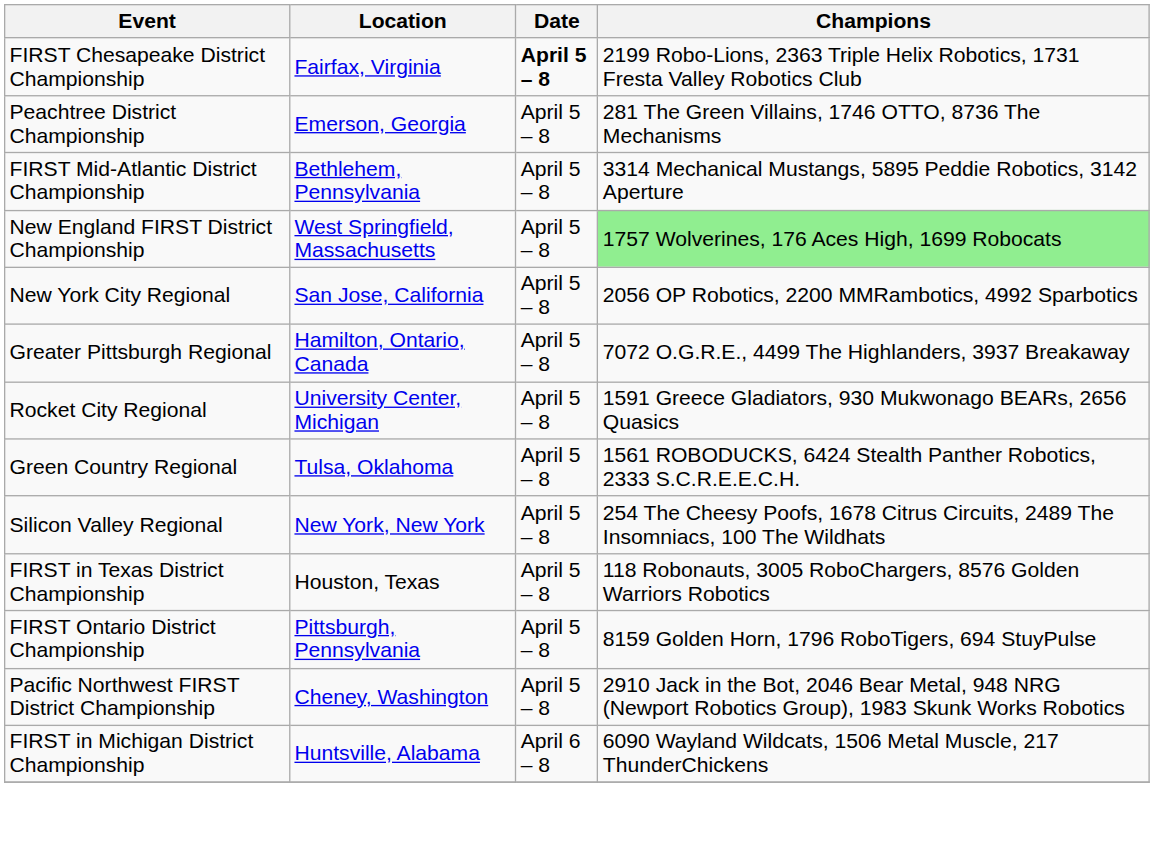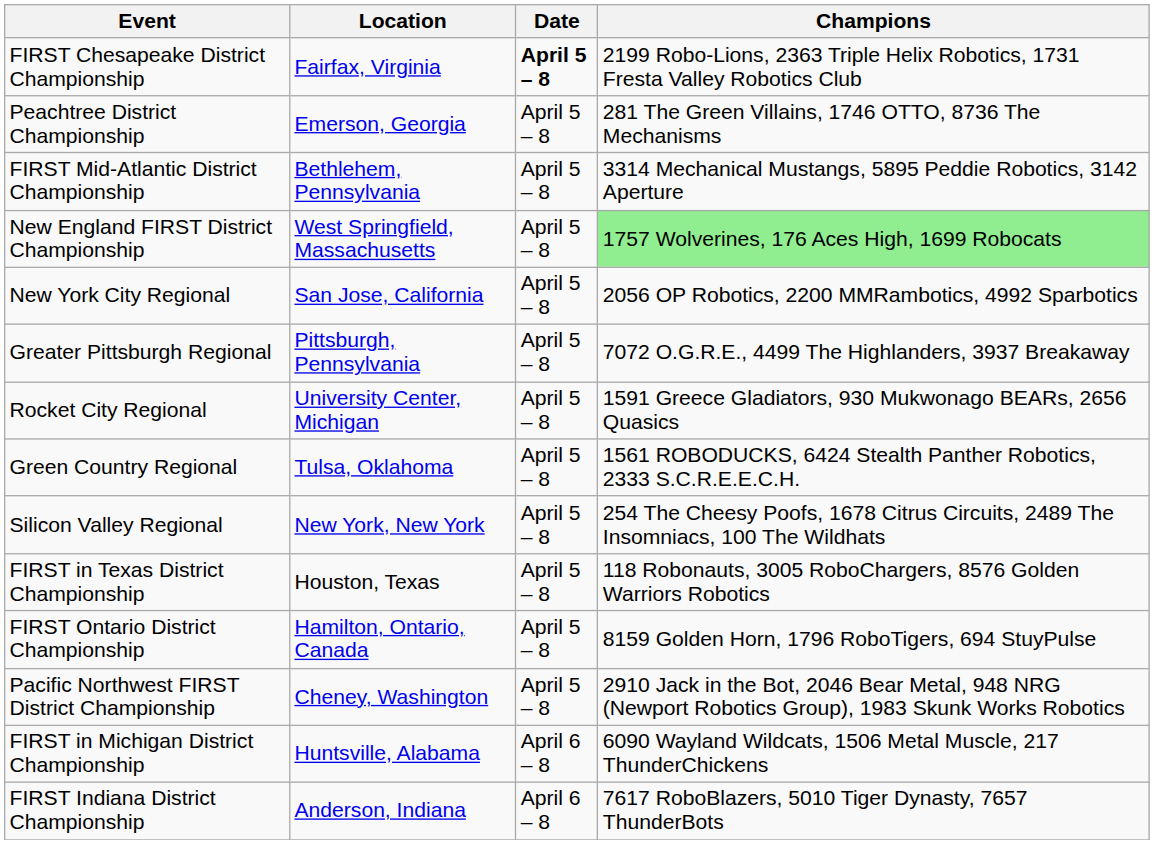(380, 352) Hamilton, Ontario, Canada -> (357, 352) Pittsburgh, Pennsylvania
(357, 639) Pittsburgh, Pennsylvania -> (380, 639) Hamilton, Ontario, Canada
+ row: (113, 810)
